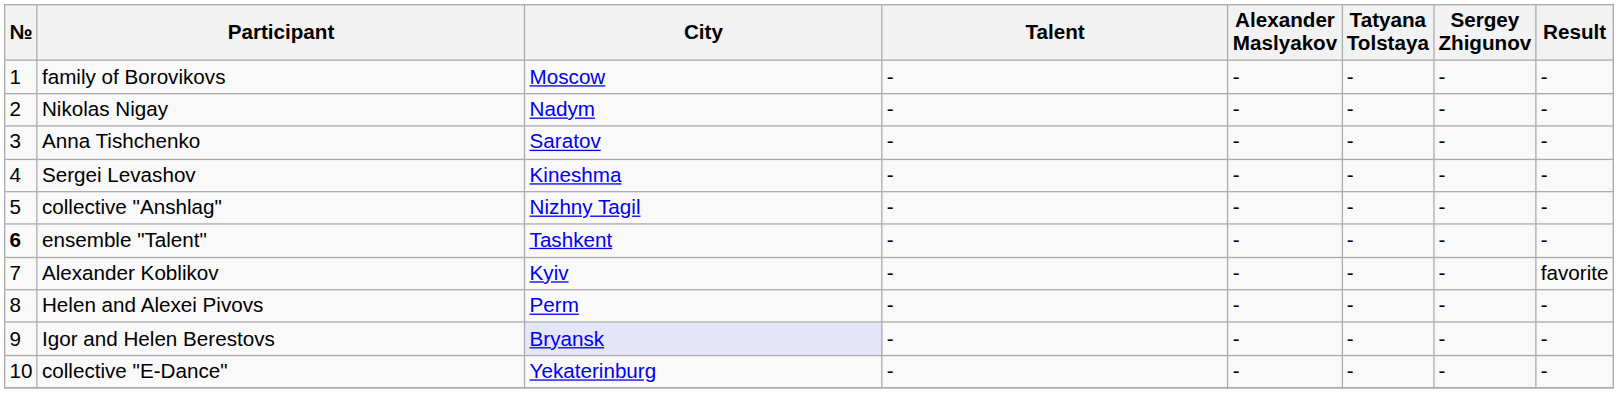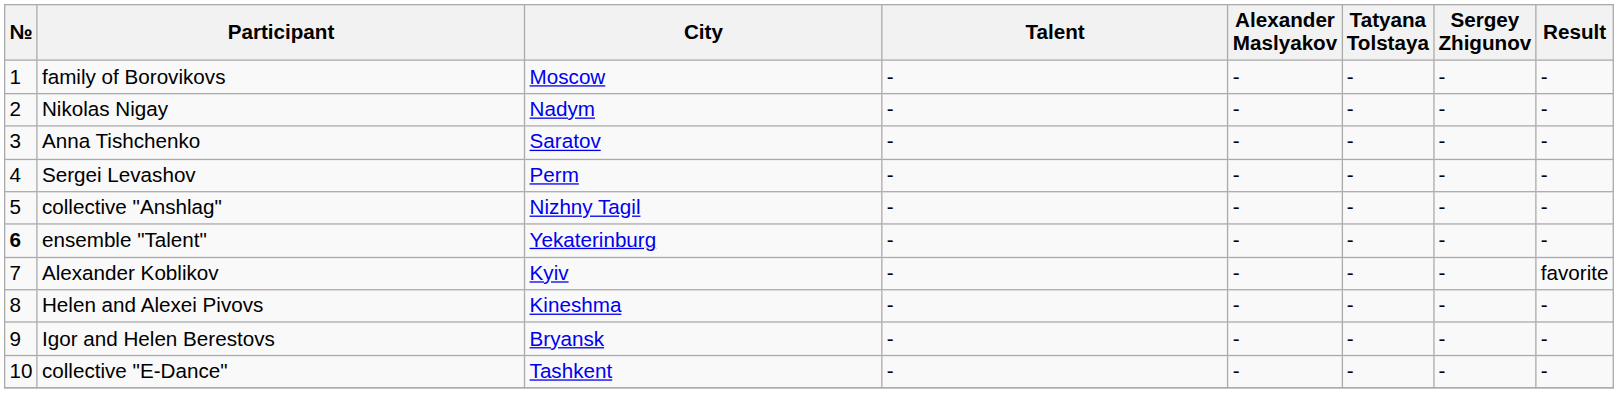(575, 175) Kineshma -> (554, 175) Perm
(571, 240) Tashkent -> (593, 240) Yekaterinburg
(554, 305) Perm -> (575, 305) Kineshma
(567, 338) lavender background -> (567, 338) no background
(593, 371) Yekaterinburg -> (571, 371) Tashkent
